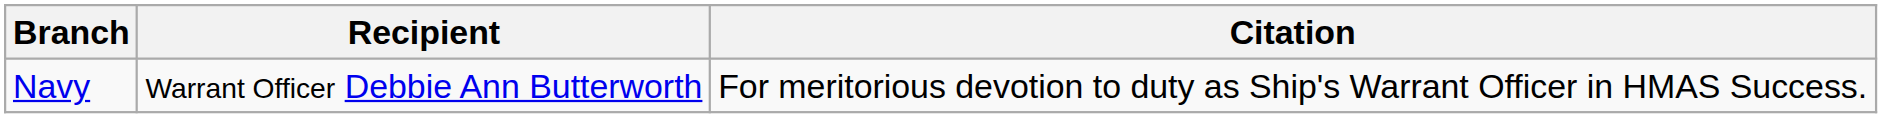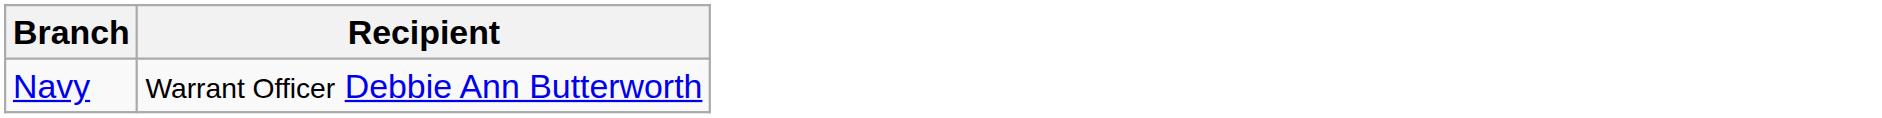- column: (1293, 32)
